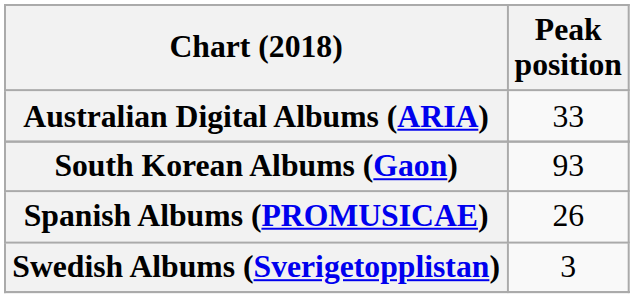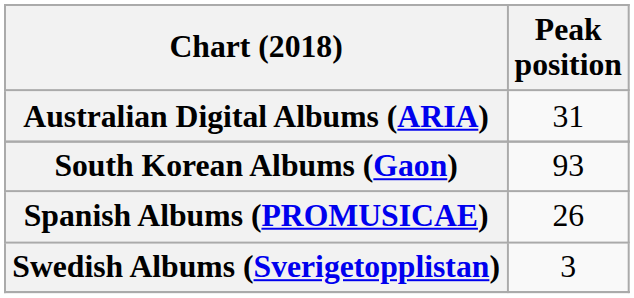(568, 115) 33 -> (568, 115) 31
